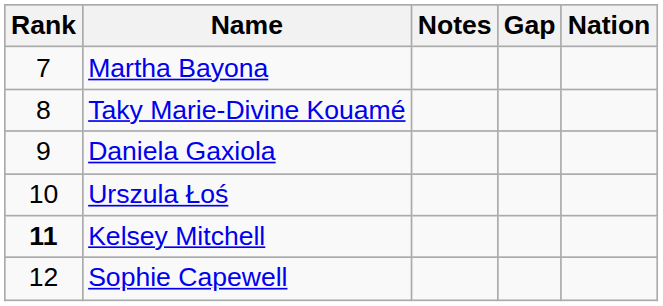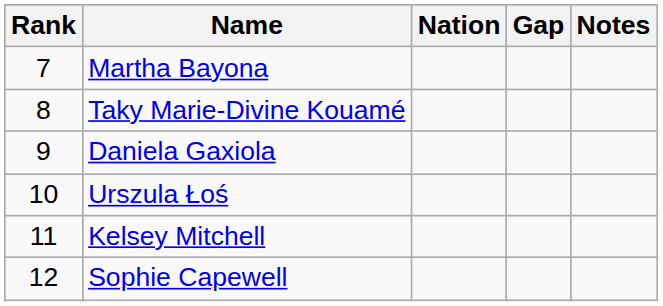columns swapped: (609, 25) <-> (455, 25)
(43, 236) bold -> (43, 236) normal
